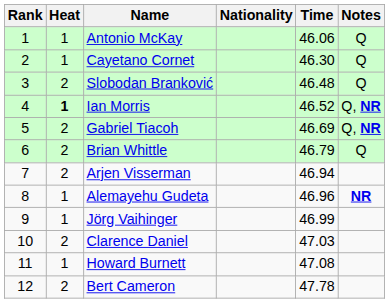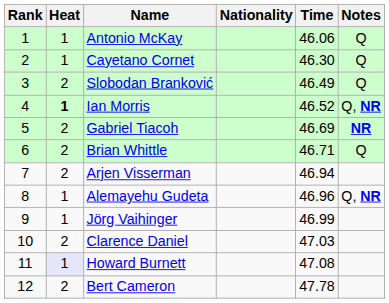(317, 83) 46.48 -> (317, 83) 46.49
(361, 128) Q, NR -> (361, 128) NR
(317, 151) 46.79 -> (317, 151) 46.71
(361, 196) NR -> (361, 196) Q, NR
(65, 264) no background -> (65, 264) lavender background
